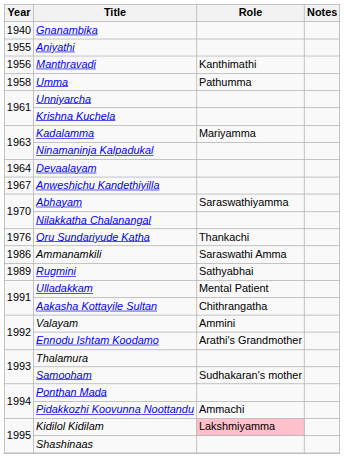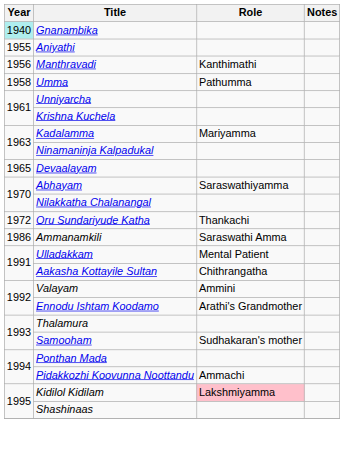(19, 30) no background -> (19, 30) paleturquoise background
(19, 168) 1964 -> (19, 168) 1965
- row: (98, 185)
(19, 237) 1976 -> (19, 220) 1972
- row: (56, 271)
